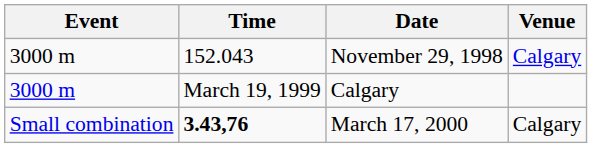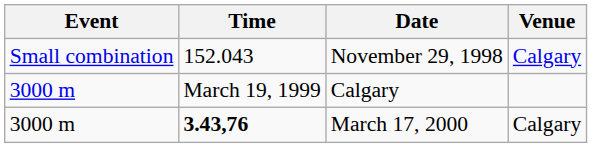(42, 55) 3000 m -> (92, 55) Small combination
(92, 124) Small combination -> (42, 124) 3000 m
